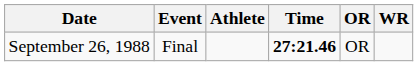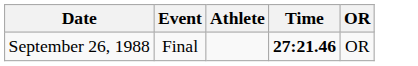- column: (394, 18)
